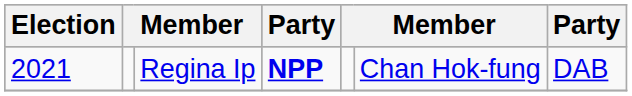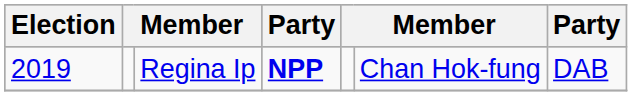(41, 68) 2021 -> (41, 68) 2019
